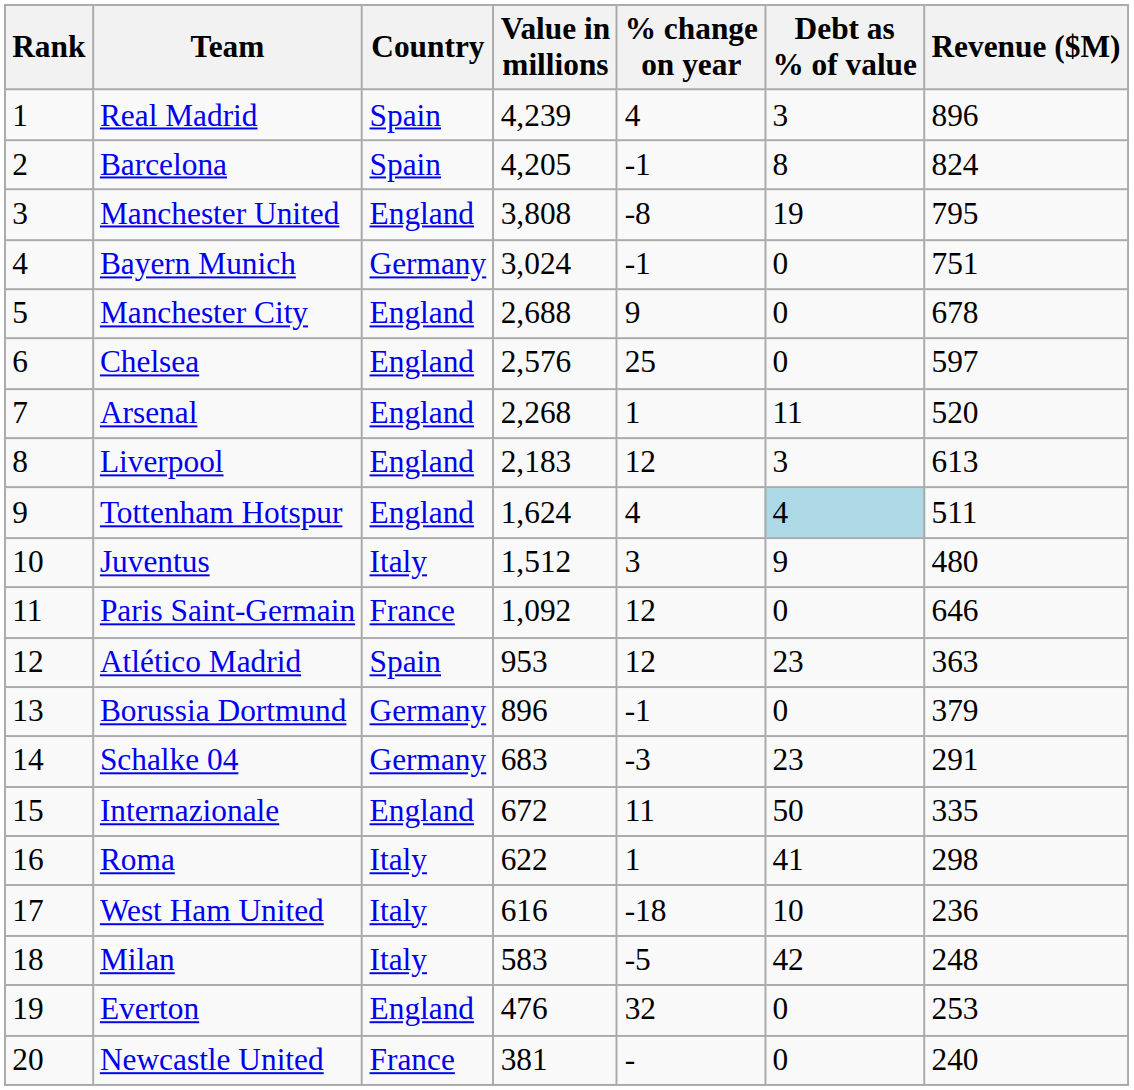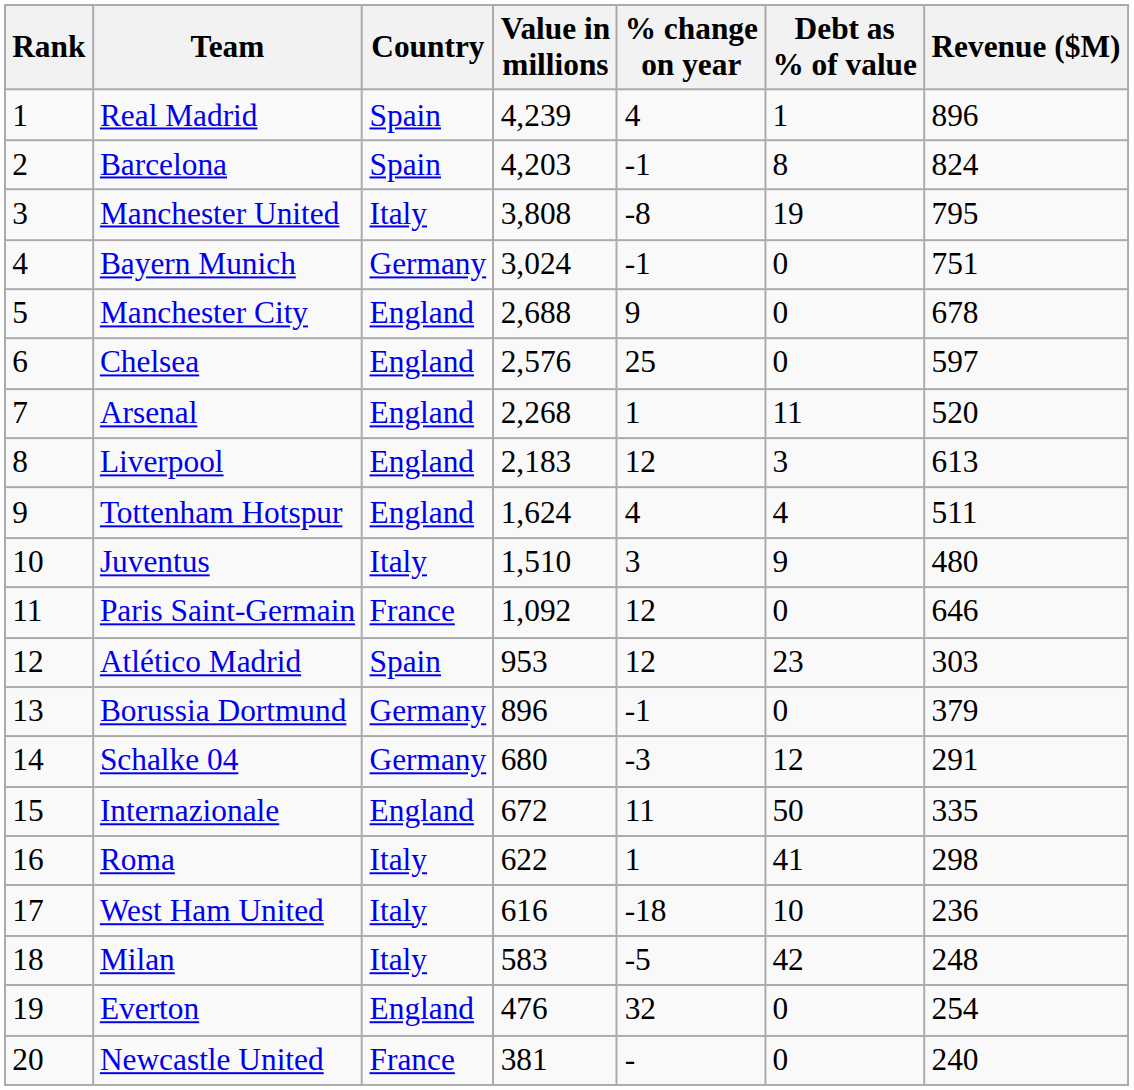(780, 114) 3 -> (780, 114) 1
(536, 164) 4,205 -> (536, 164) 4,203
(422, 213) England -> (398, 213) Italy
(780, 512) lightblue background -> (780, 512) no background
(536, 561) 1,512 -> (536, 561) 1,510
(955, 661) 363 -> (955, 661) 303
(524, 760) 683 -> (524, 760) 680
(788, 760) 23 -> (788, 760) 12
(955, 1009) 253 -> (955, 1009) 254
